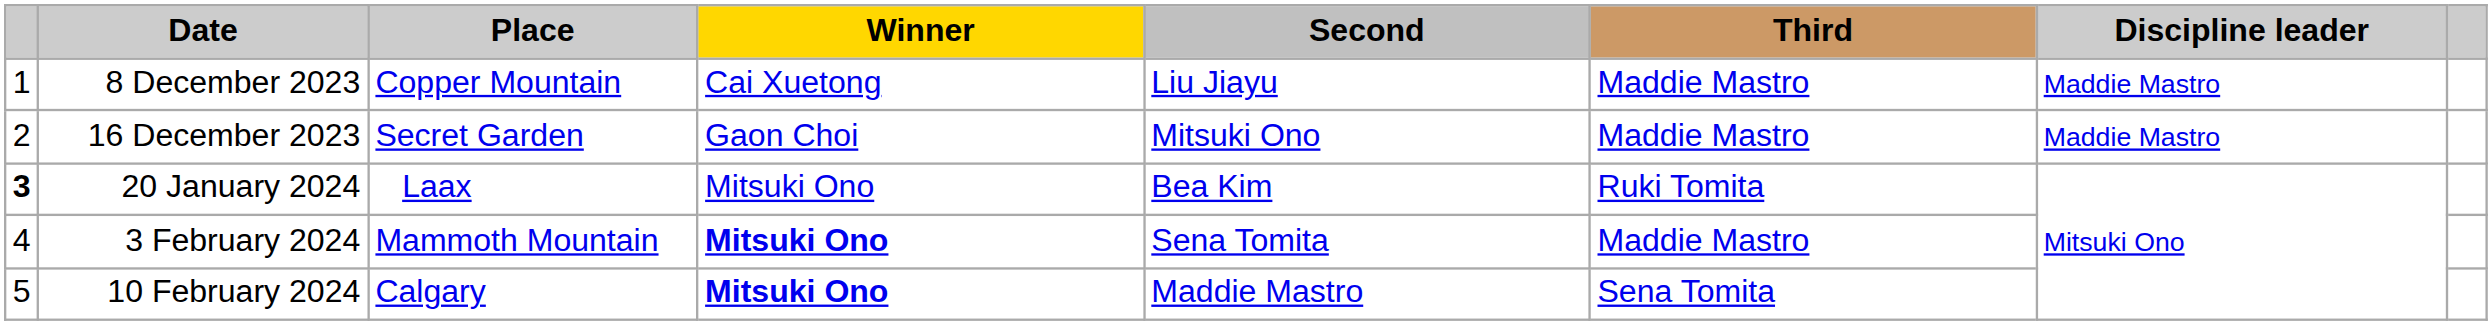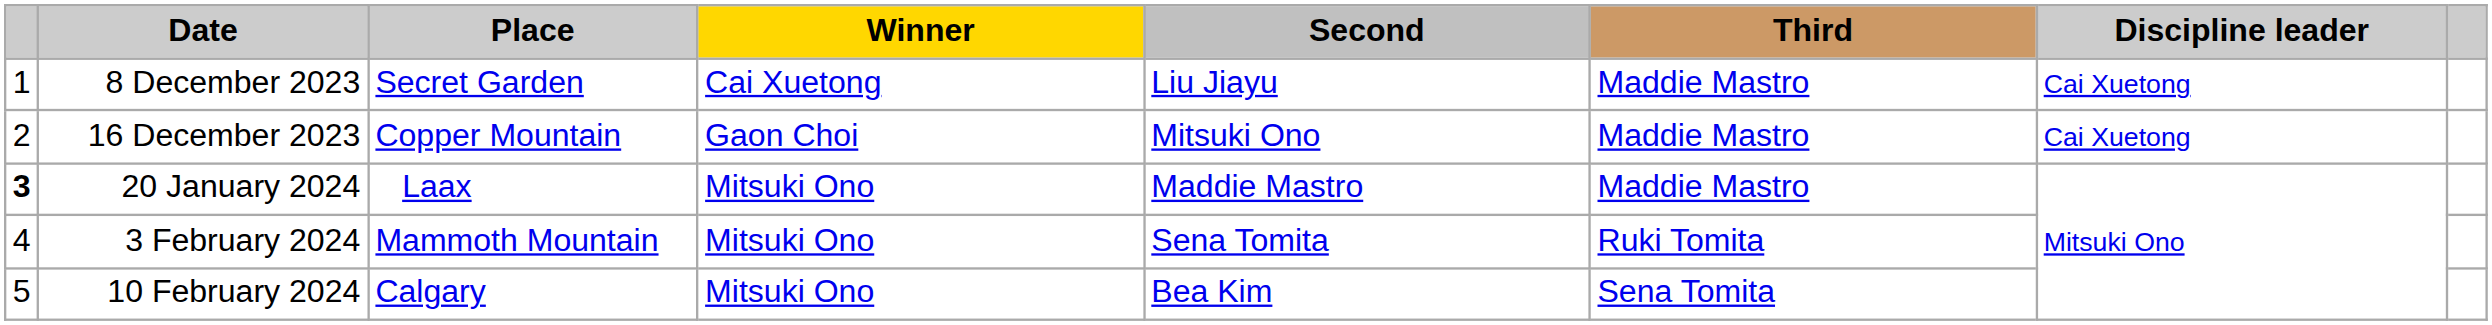(498, 82) Copper Mountain -> (480, 82) Secret Garden
(2132, 84) Maddie Mastro -> (2117, 84) Cai Xuetong
(480, 135) Secret Garden -> (498, 135) Copper Mountain
(2132, 136) Maddie Mastro -> (2117, 136) Cai Xuetong
(1212, 187) Bea Kim -> (1257, 187) Maddie Mastro
(1681, 187) Ruki Tomita -> (1703, 187) Maddie Mastro
(797, 240) bold -> (790, 240) normal
(1703, 240) Maddie Mastro -> (1681, 240) Ruki Tomita
(797, 292) bold -> (790, 292) normal
(1257, 292) Maddie Mastro -> (1212, 292) Bea Kim
